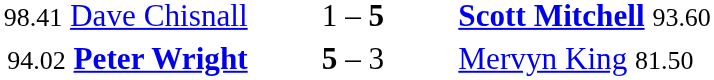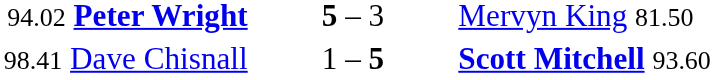rows swapped: (126, 15) <-> (127, 58)
